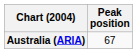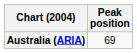(110, 40) 67 -> (110, 40) 69
